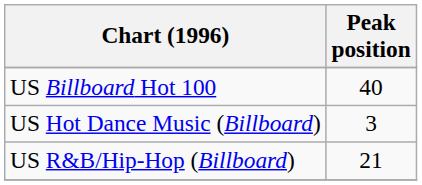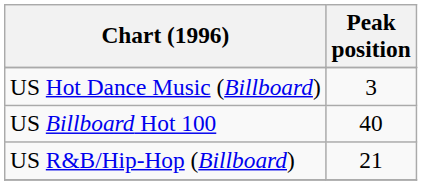rows swapped: (113, 86) <-> (165, 123)
